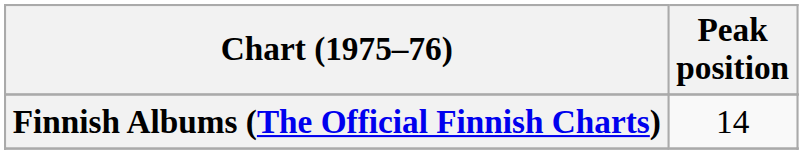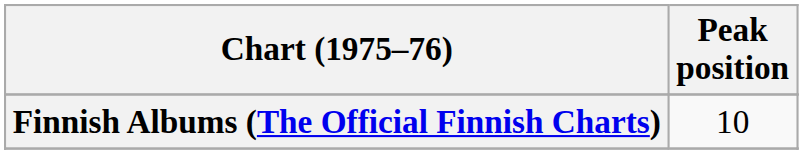(733, 121) 14 -> (733, 121) 10
